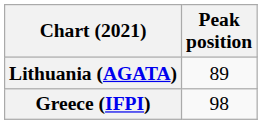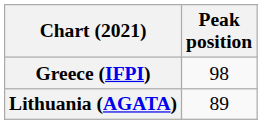rows swapped: (93, 103) <-> (93, 72)
